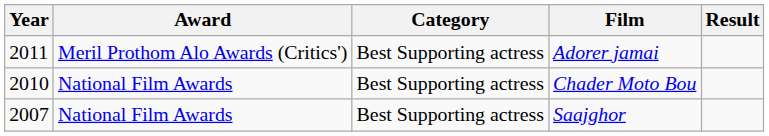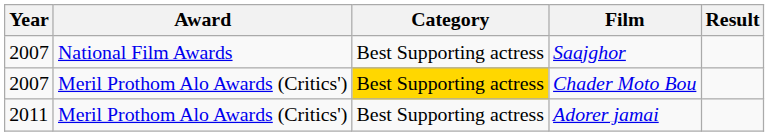rows swapped: (589, 114) <-> (606, 51)
(29, 83) 2010 -> (29, 83) 2007
(145, 83) National Film Awards -> (203, 83) Meril Prothom Alo Awards (Critics')
(450, 83) no background -> (450, 83) gold background
